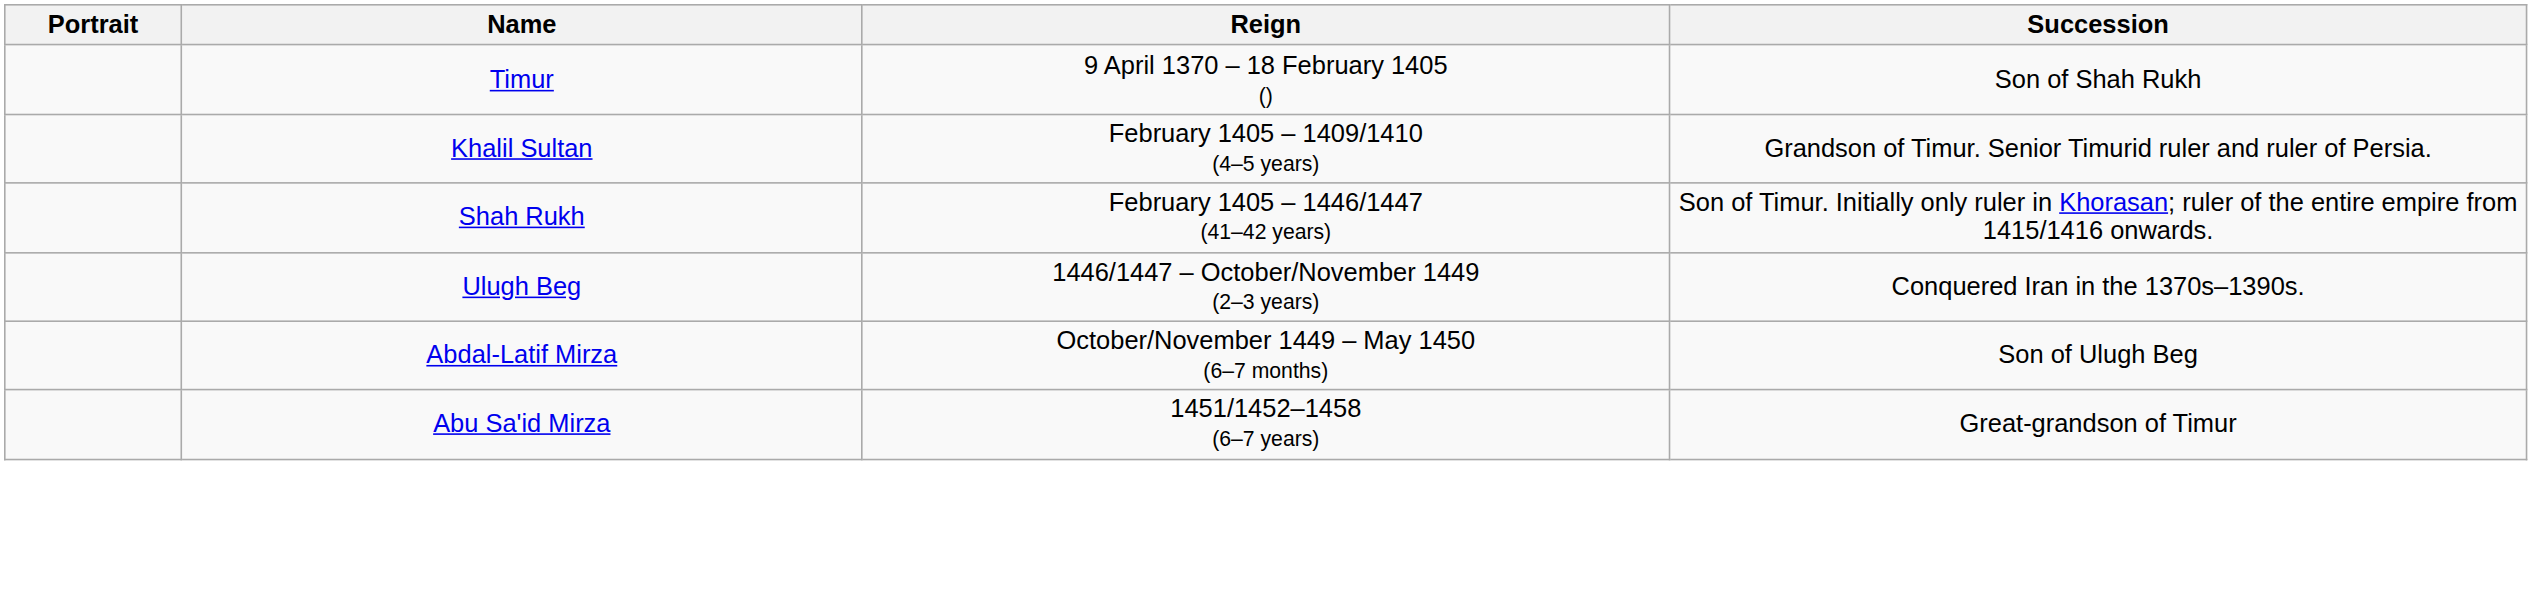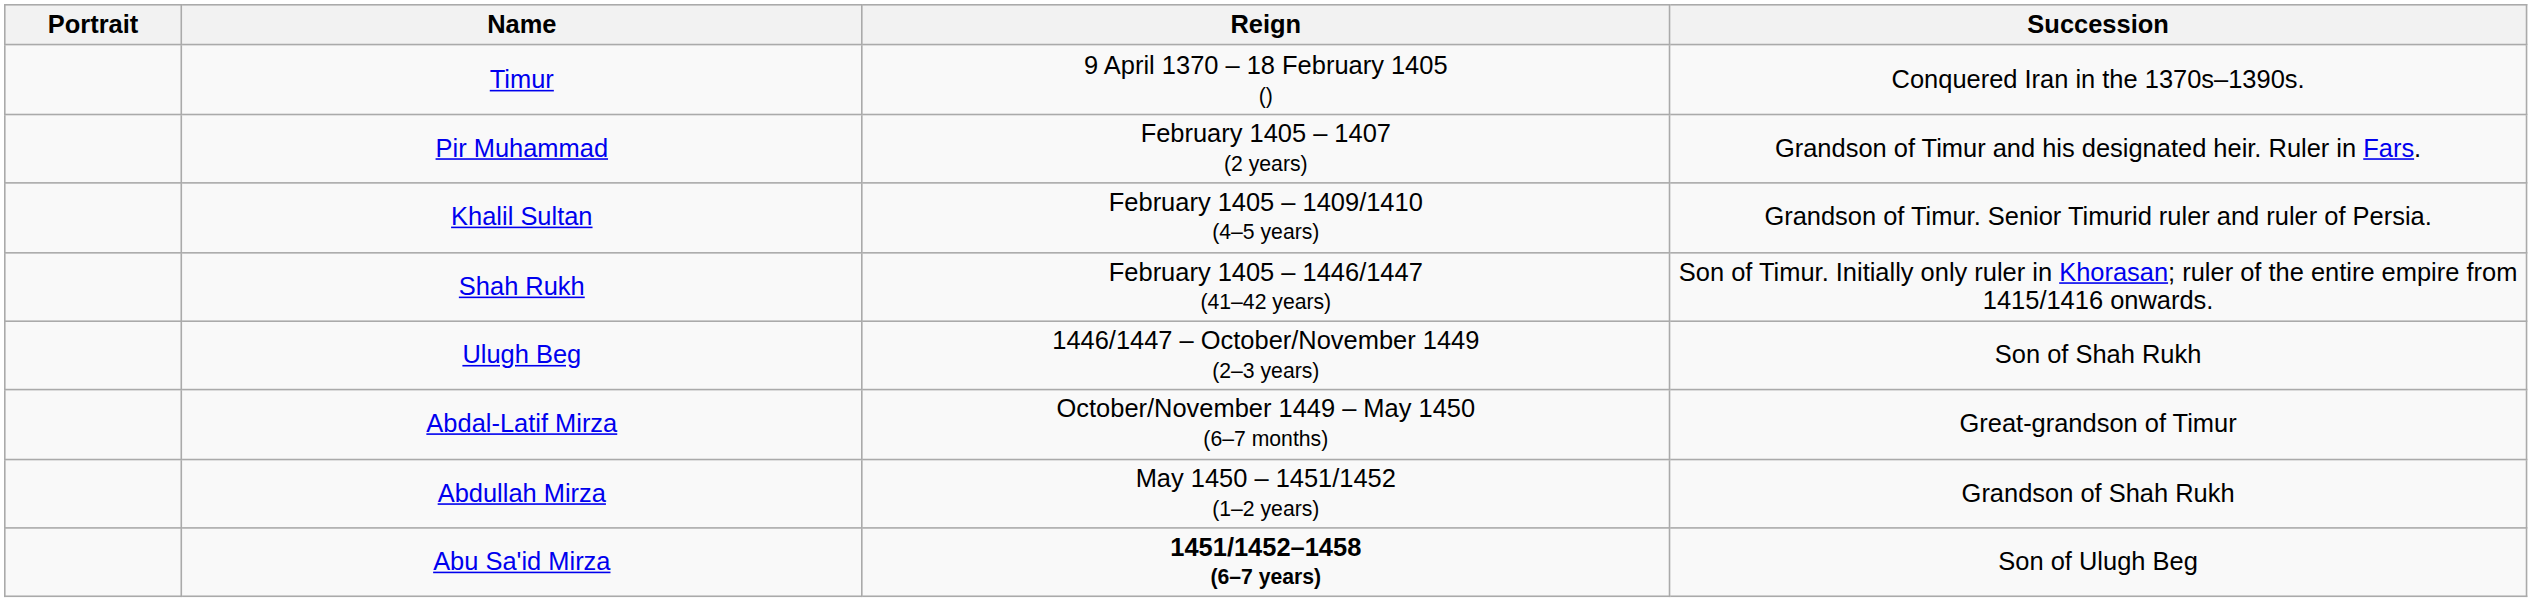(2098, 79) Son of Shah Rukh -> (2098, 79) Conquered Iran in the 1370s–1390s.
+ row: (522, 148)
(2098, 286) Conquered Iran in the 1370s–1390s. -> (2098, 355) Son of Shah Rukh
(2098, 355) Son of Ulugh Beg -> (2098, 424) Great-grandson of Timur
+ row: (522, 493)
(1266, 424) normal -> (1266, 562) bold
(2098, 424) Great-grandson of Timur -> (2098, 562) Son of Ulugh Beg
